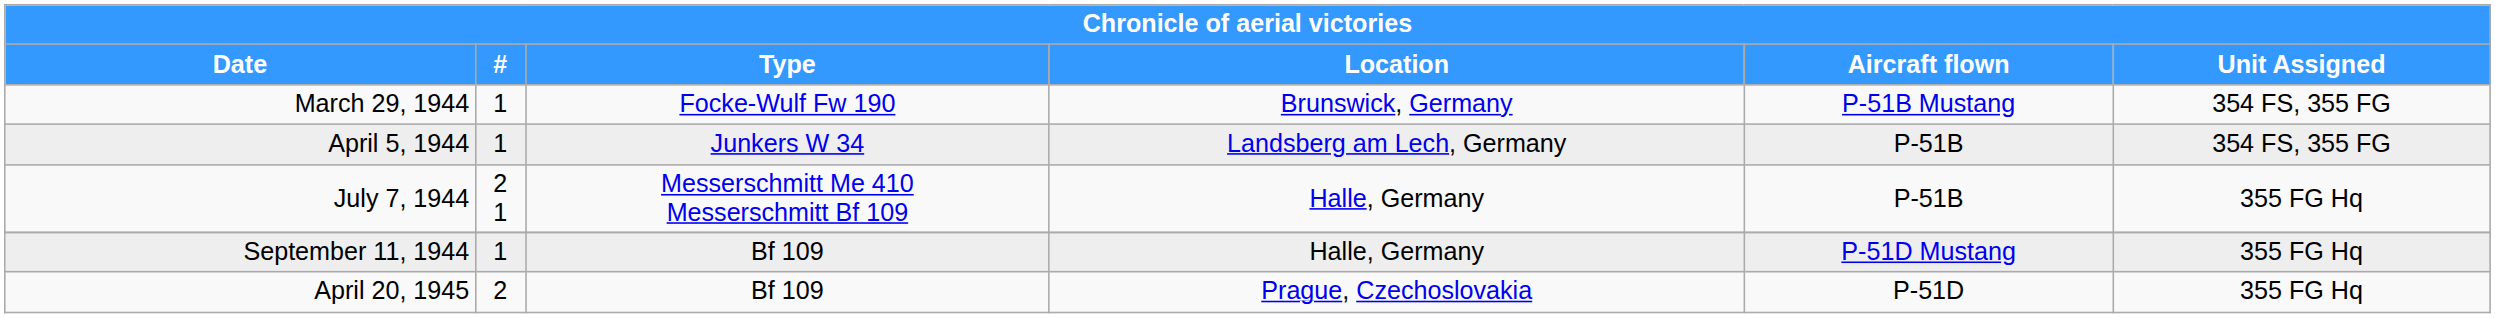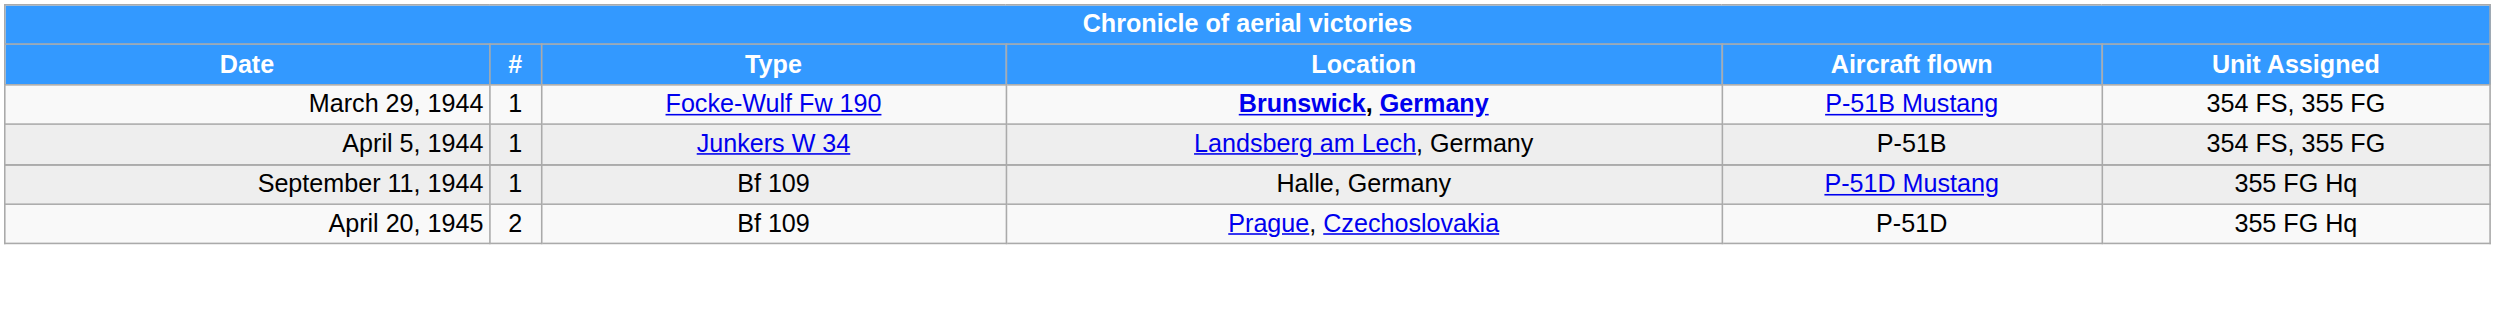(1397, 104) normal -> (1364, 104) bold
- row: (402, 197)
